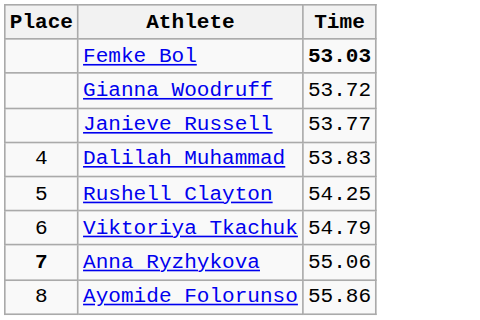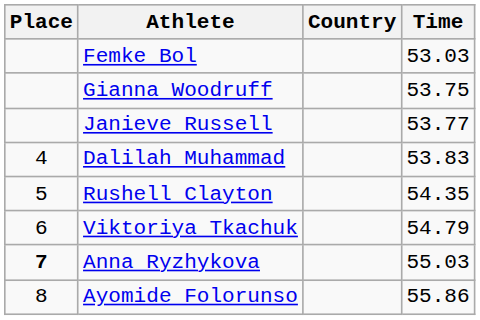+ column: (352, 22)
(340, 56) bold -> (438, 56) normal
(340, 91) 53.72 -> (438, 91) 53.75
(340, 194) 54.25 -> (438, 194) 54.35
(340, 262) 55.06 -> (438, 262) 55.03
